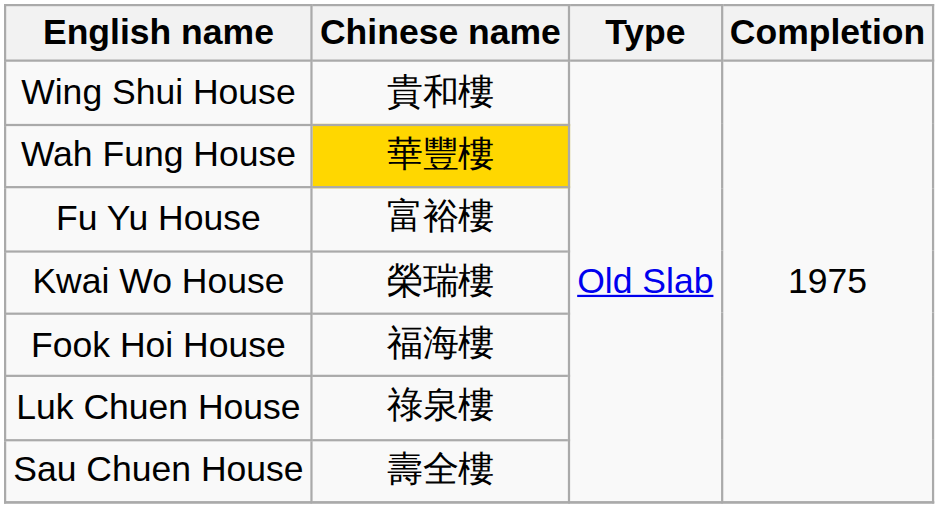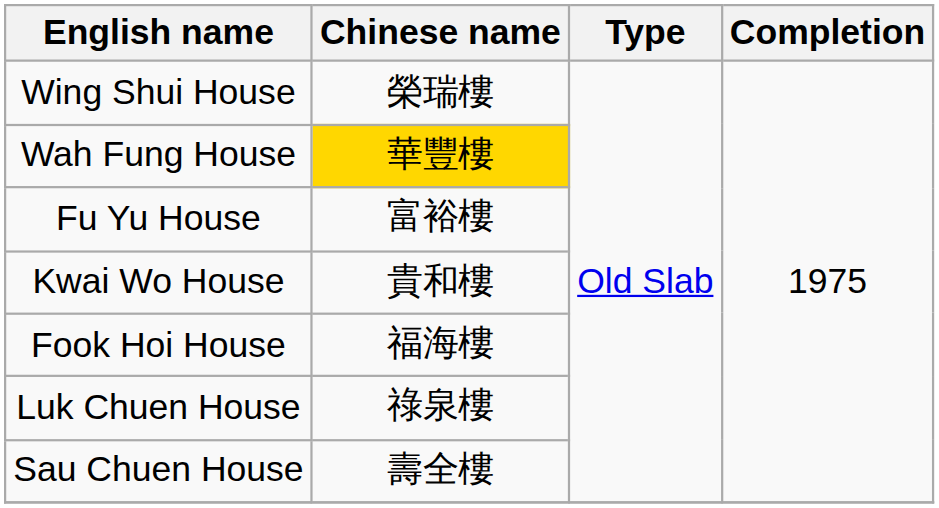(440, 91) 貴和樓 -> (440, 91) 榮瑞樓
(440, 280) 榮瑞樓 -> (440, 280) 貴和樓
